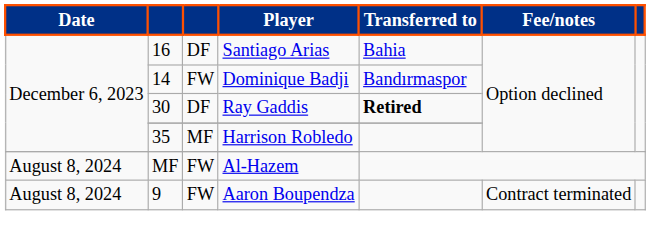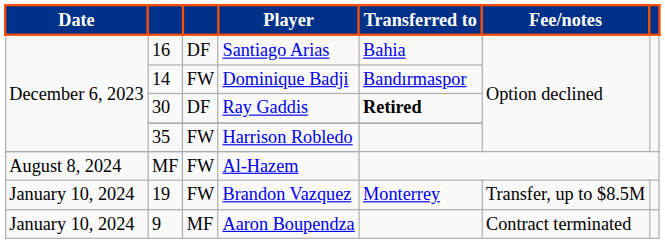(200, 136) MF -> (200, 136) FW
+ row: (287, 194)
(65, 194) August 8, 2024 -> (72, 223) January 10, 2024
(200, 194) FW -> (200, 223) MF
